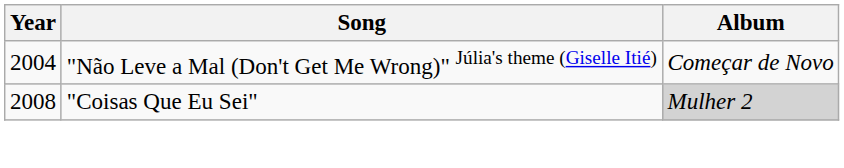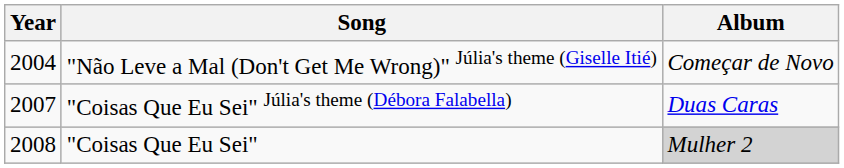+ row: (289, 105)
